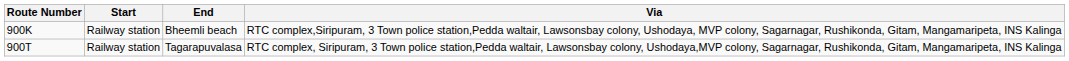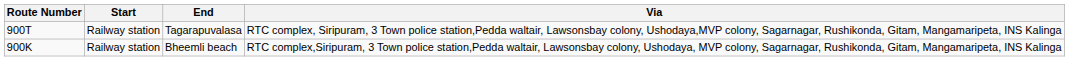rows swapped: (201, 30) <-> (203, 47)
